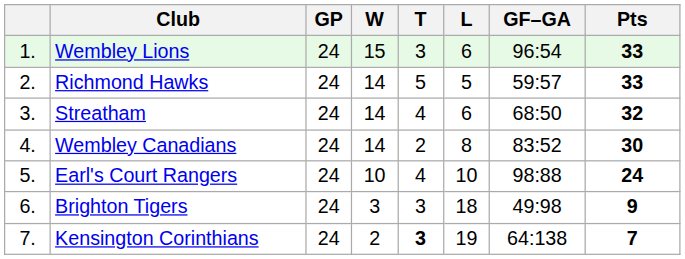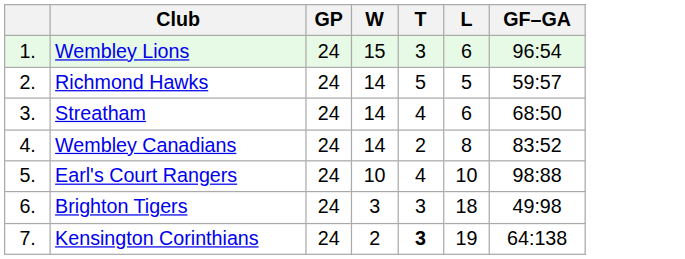- column: (632, 20)
